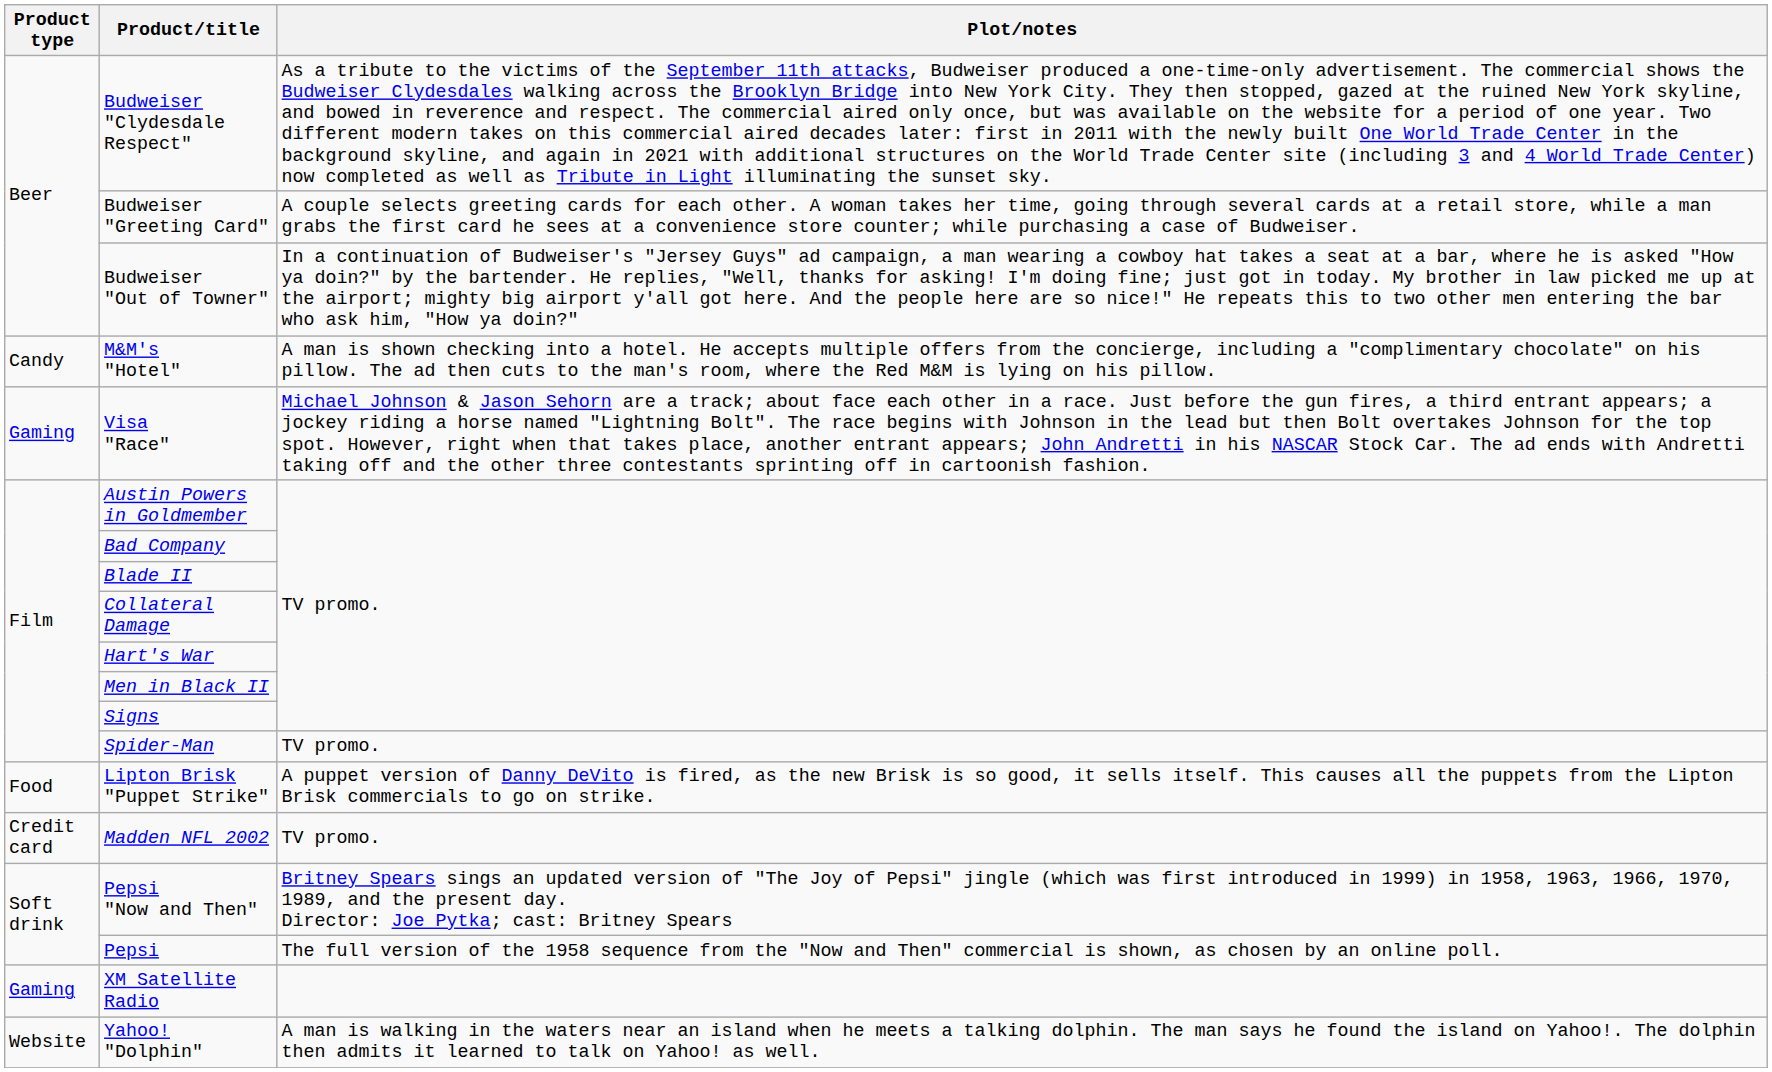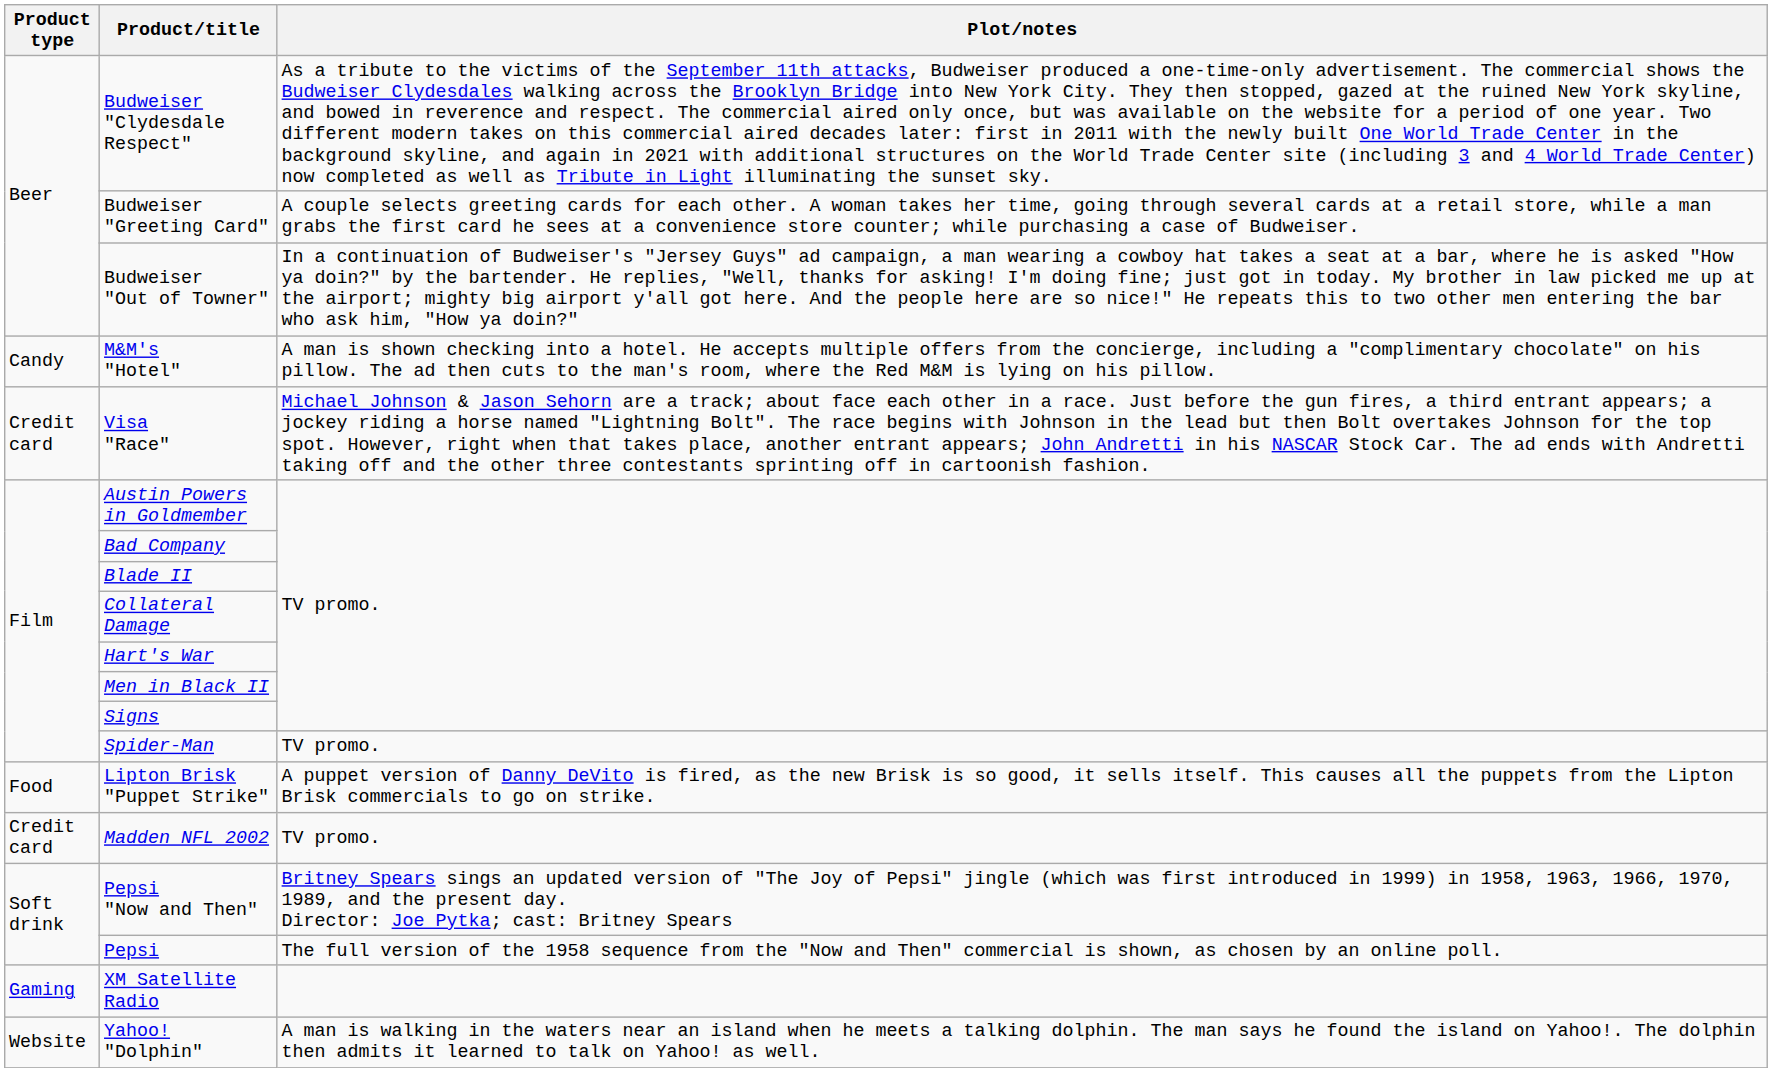(42, 433) Gaming -> (42, 433) Credit card
